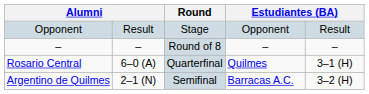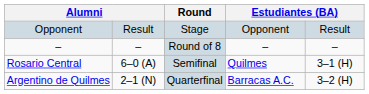(195, 64) Quarterfinal -> (195, 64) Semifinal
(195, 81) Semifinal -> (195, 81) Quarterfinal
